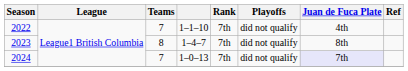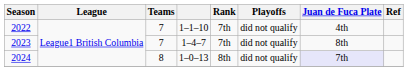(161, 43) 8 -> (161, 43) 7
(161, 58) 7 -> (161, 58) 8
(224, 58) 7th -> (224, 58) 8th
